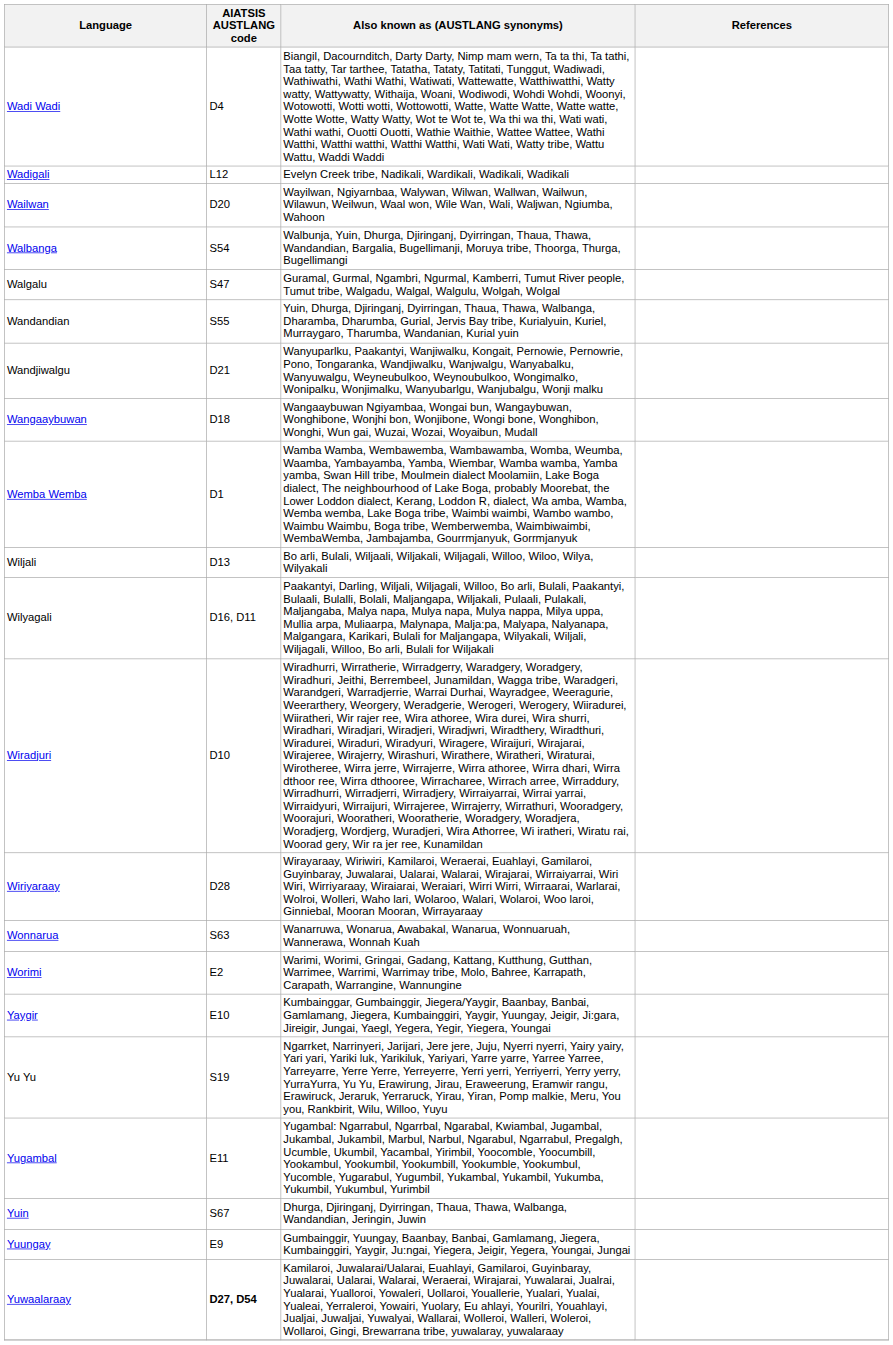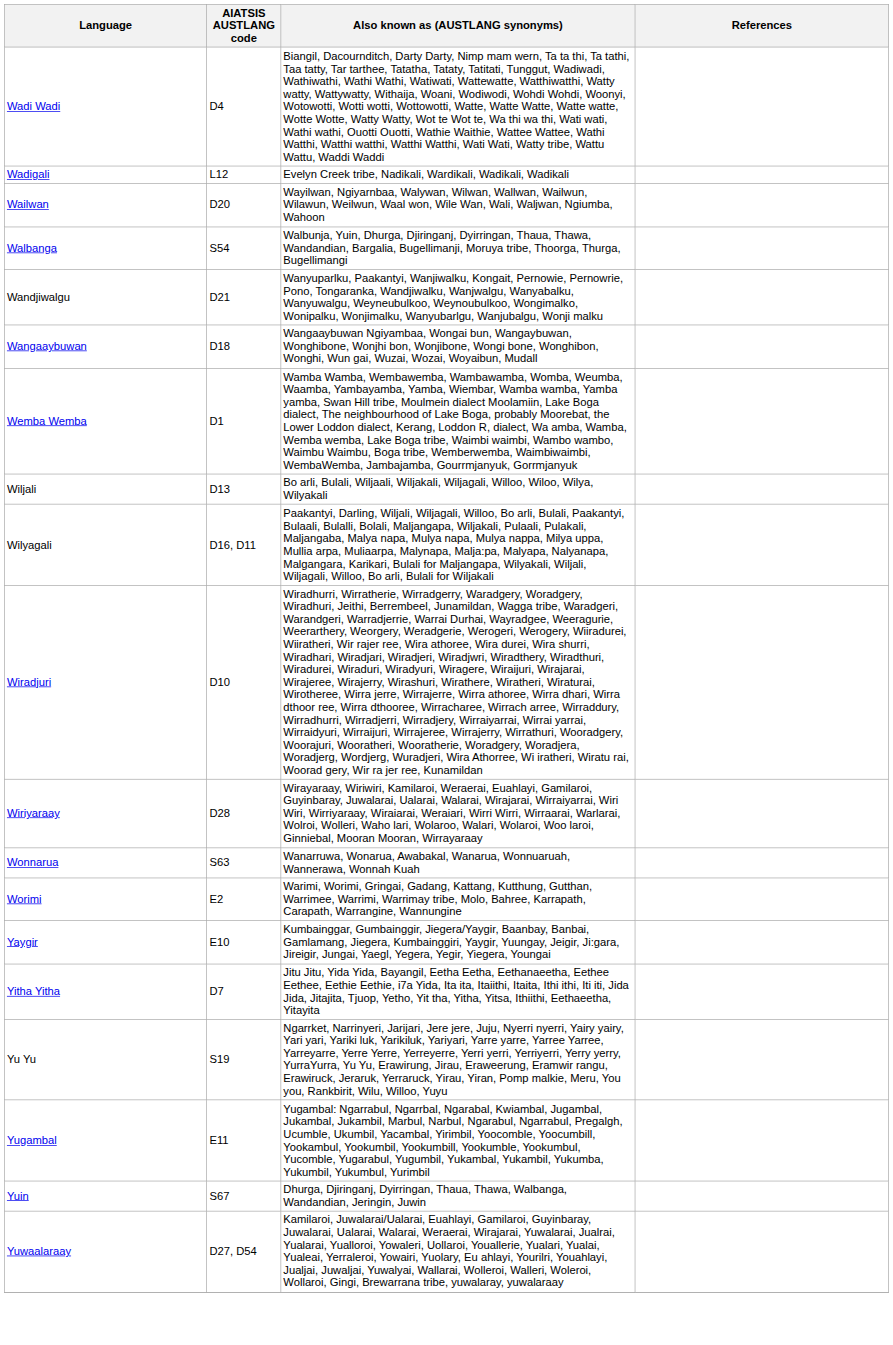- row: (27, 284)
- row: (38, 321)
+ row: (33, 991)
- row: (29, 1244)
(233, 1299) bold -> (233, 1251) normal
